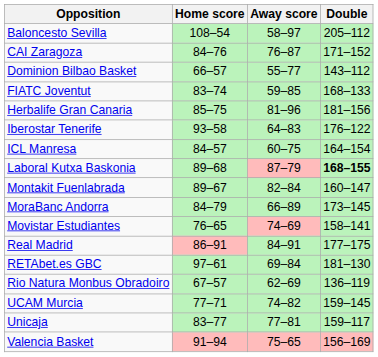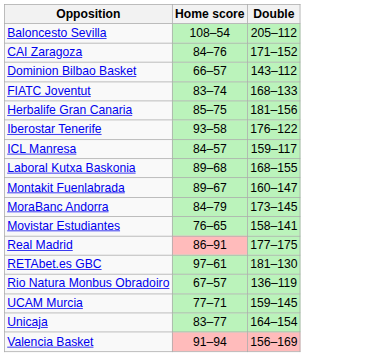- column: (284, 14)
(347, 149) 164–154 -> (274, 149) 159–117
(347, 168) bold -> (274, 168) normal
(347, 322) 159–117 -> (274, 322) 164–154
